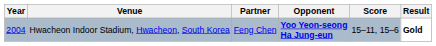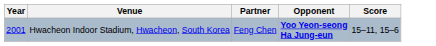- column: (416, 12)
(16, 30) 2004 -> (16, 30) 2001
